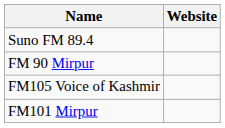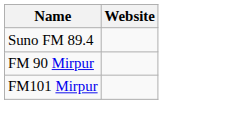- row: (84, 87)
